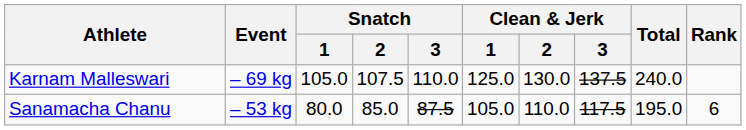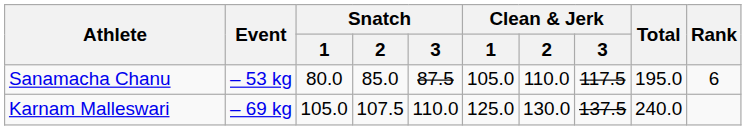rows swapped: (90, 109) <-> (89, 79)
